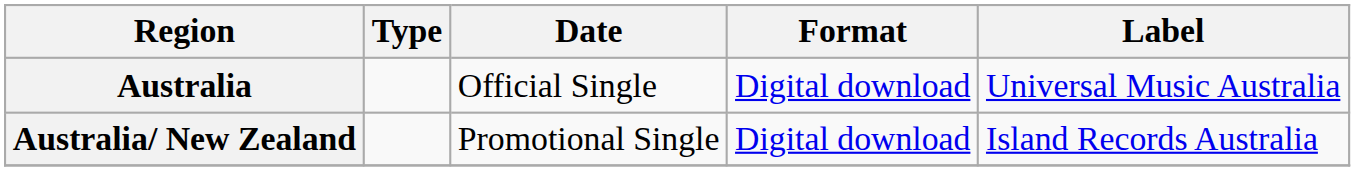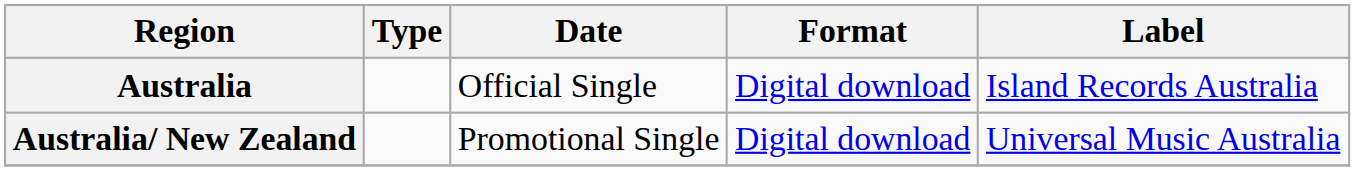(1163, 84) Universal Music Australia -> (1152, 84) Island Records Australia
(1152, 138) Island Records Australia -> (1163, 138) Universal Music Australia
